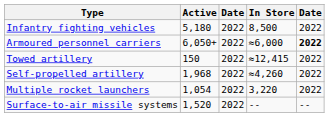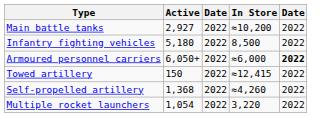+ row: (55, 28)
(197, 74) 1,968 -> (180, 89) 1,368
- row: (92, 105)
